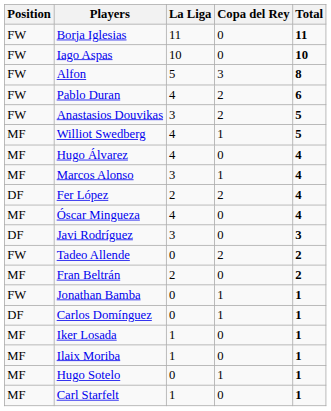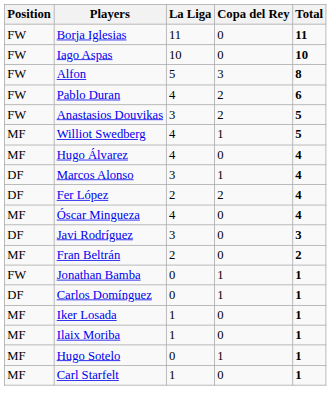(16, 174) MF -> (15, 174) DF
- row: (93, 255)
